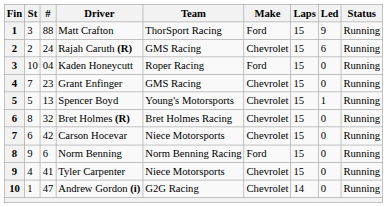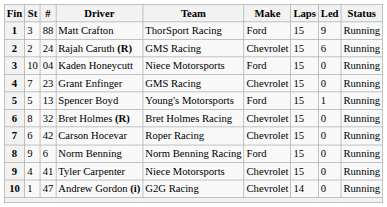(175, 66) Roper Racing -> (185, 66) Niece Motorsports
(267, 101) Chevrolet -> (257, 101) Ford
(185, 136) Niece Motorsports -> (175, 136) Roper Racing
